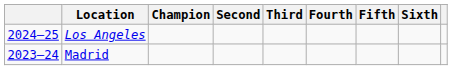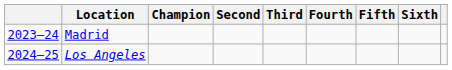rows swapped: (87, 54) <-> (105, 34)
